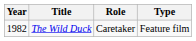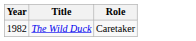- column: (165, 12)
